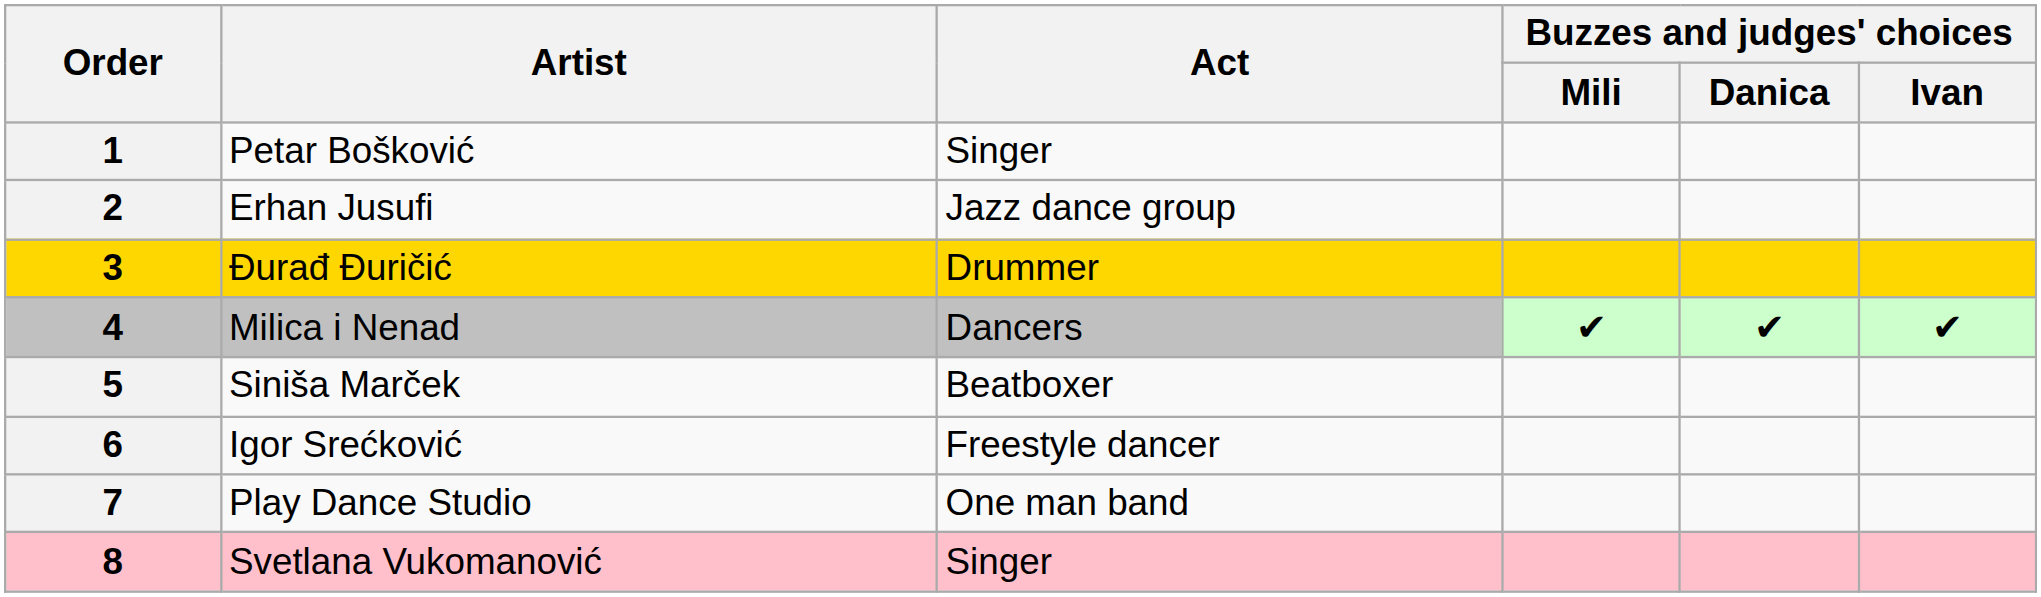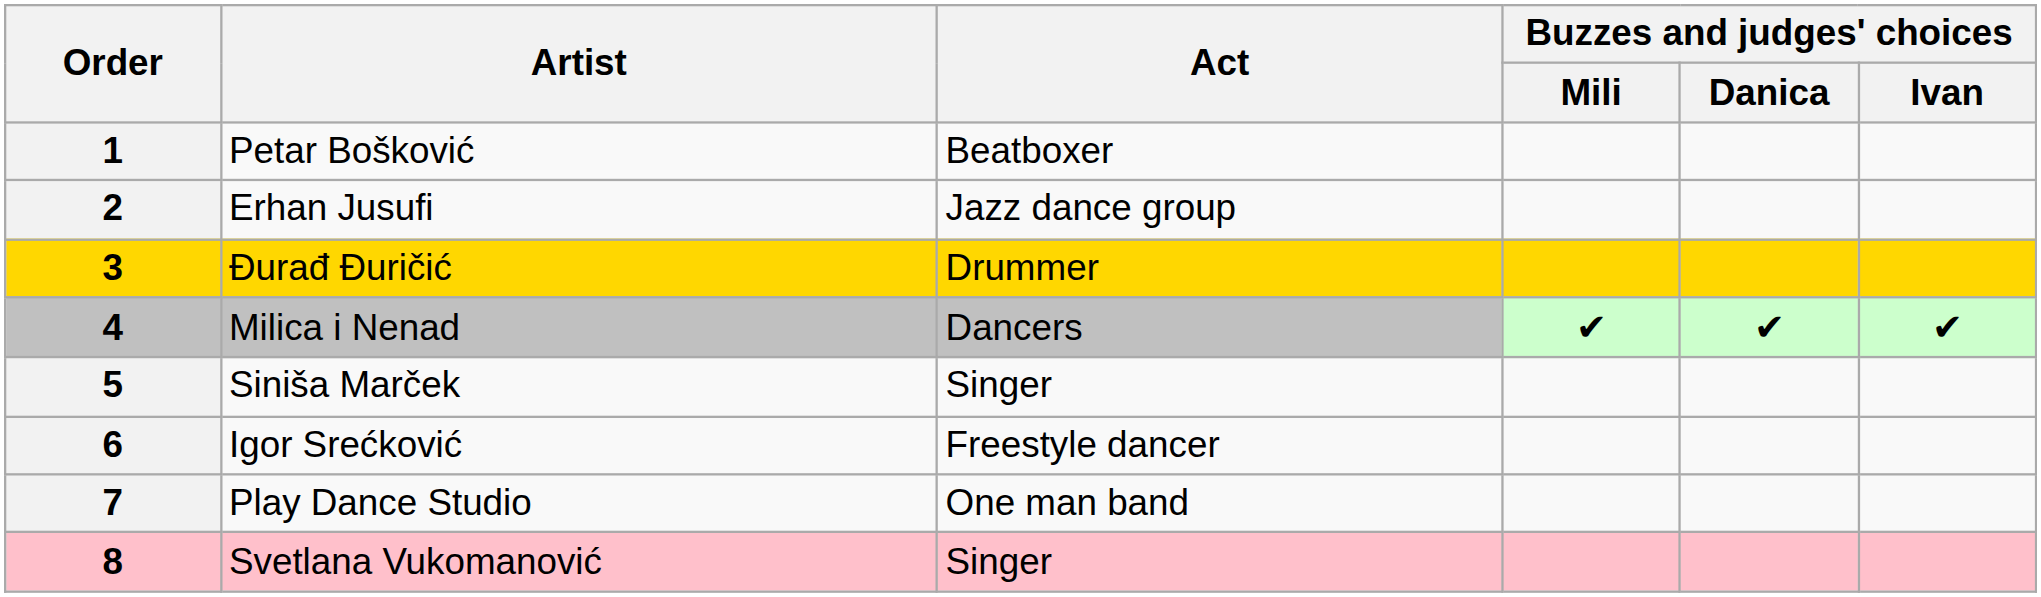(999, 150) Singer -> (1029, 150) Beatboxer
(1029, 386) Beatboxer -> (999, 386) Singer
